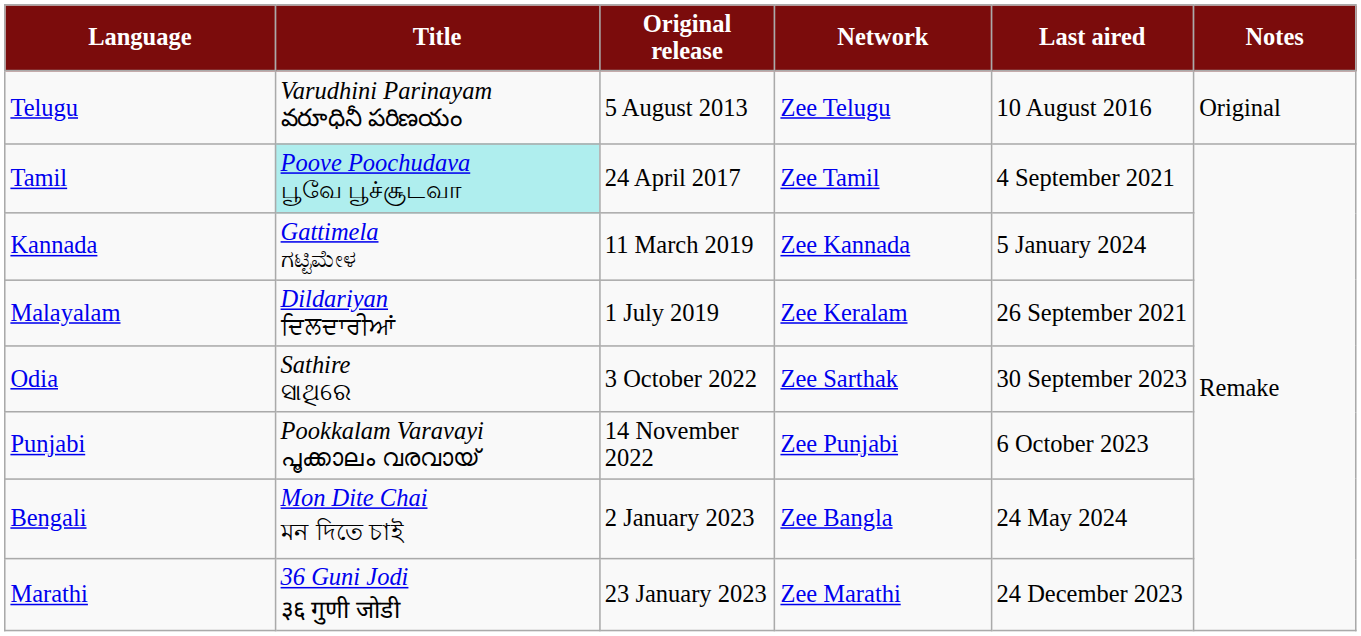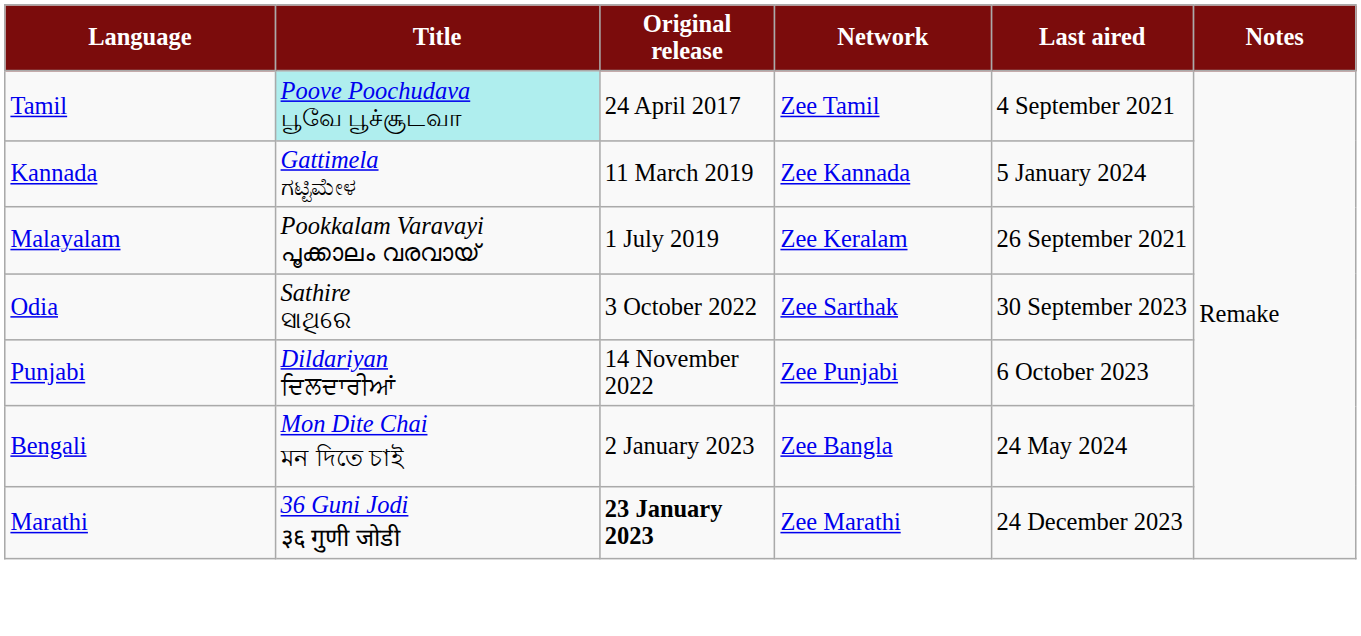- row: (44, 107)
(338, 312) Dildariyan ਦਿਲਦਾਰੀਆਂ -> (382, 239) Pookkalam Varavayi പൂക്കാലം വരവായ്
(382, 445) Pookkalam Varavayi പൂക്കാലം വരവായ് -> (338, 372) Dildariyan ਦਿਲਦਾਰੀਆਂ
(686, 594) normal -> (664, 522) bold
